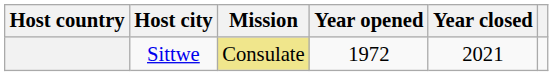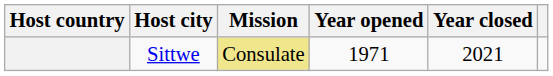(369, 53) 1972 -> (369, 53) 1971
